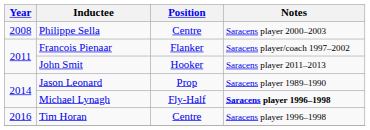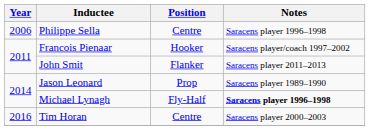(20, 30) 2008 -> (20, 30) 2006
(276, 31) Saracens player 2000–2003 -> (276, 31) Saracens player 1996–1998
(187, 47) Flanker -> (187, 47) Hooker
(187, 64) Hooker -> (187, 64) Flanker
(276, 117) Saracens player 1996–1998 -> (276, 117) Saracens player 2000–2003
